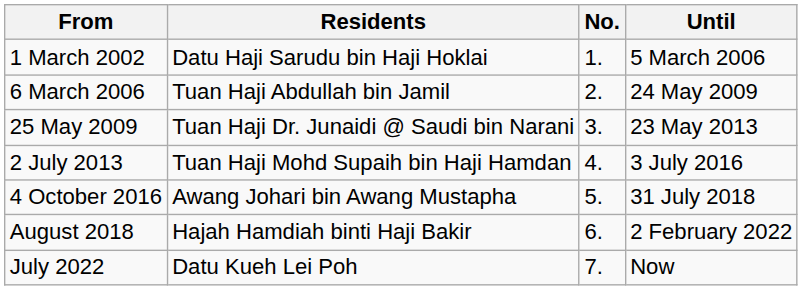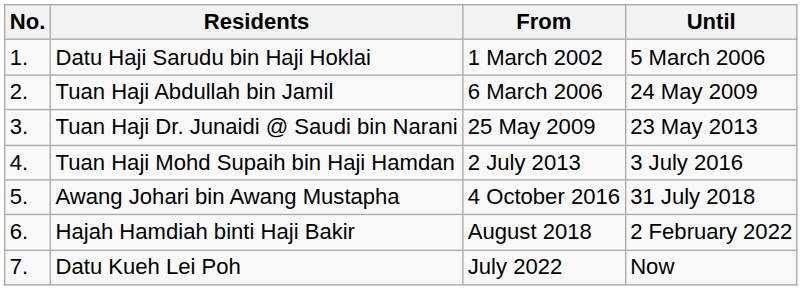columns swapped: (602, 22) <-> (86, 22)
